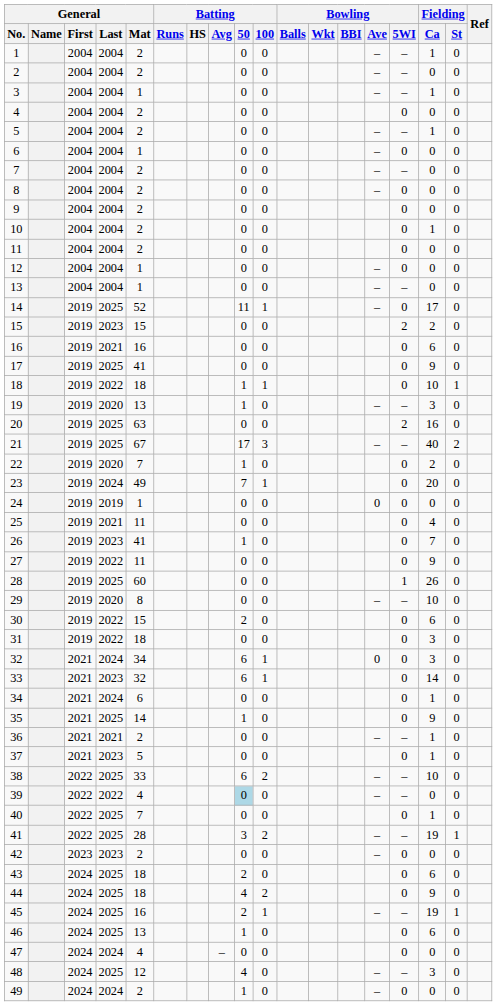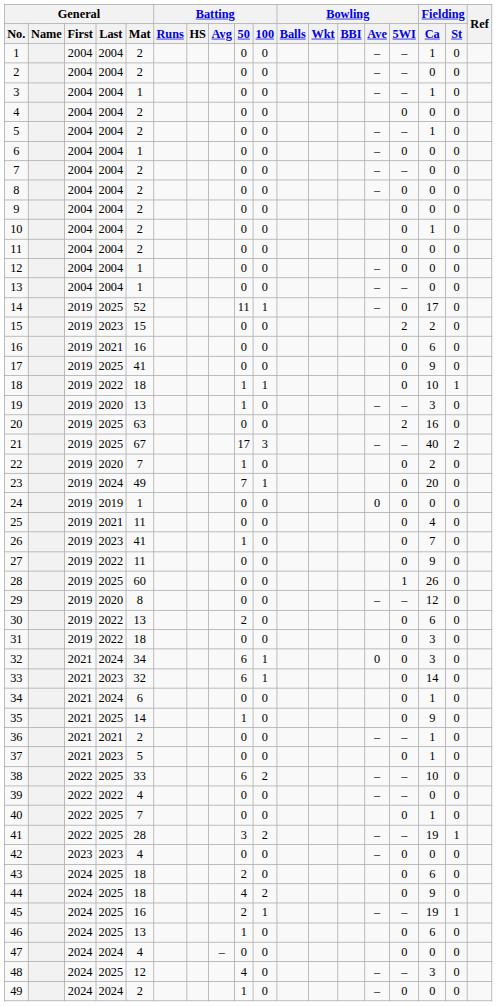(432, 600) 10 -> (432, 600) 12
(140, 619) 15 -> (140, 619) 13
(244, 795) lightblue background -> (244, 795) no background
(140, 854) 2 -> (140, 854) 4
